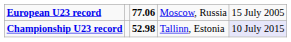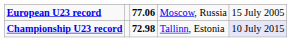(144, 28) 52.98 -> (144, 28) 72.98
